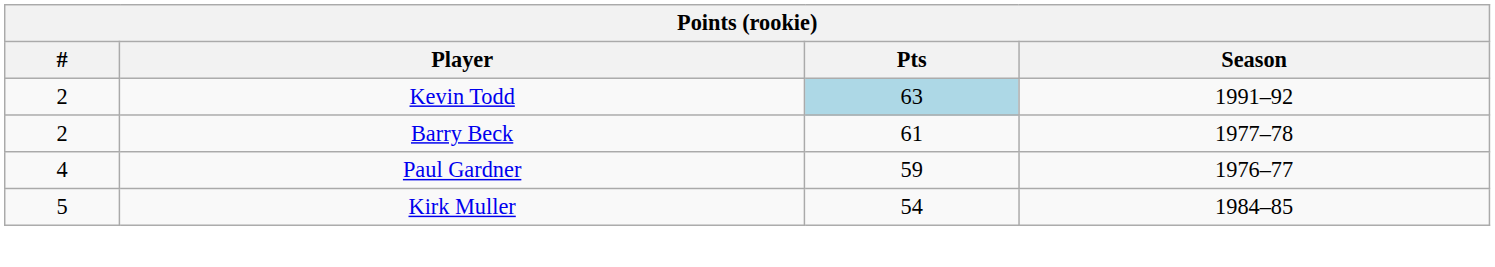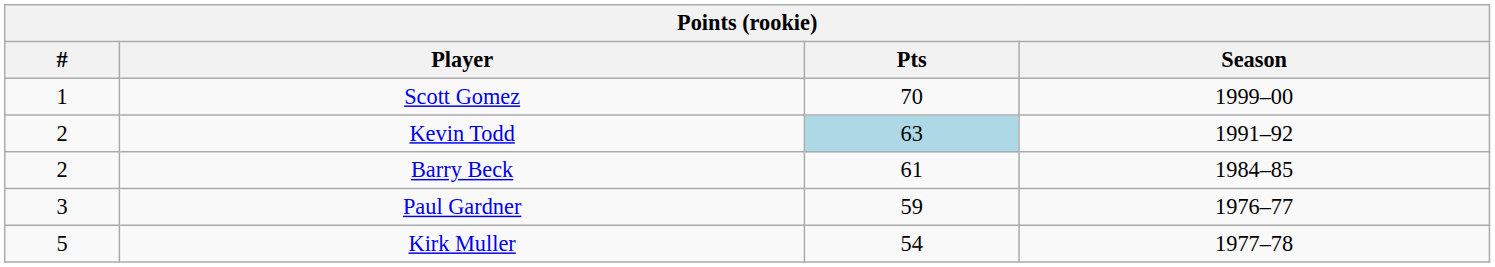+ row: (462, 96)
(1254, 133) 1977–78 -> (1254, 170) 1984–85
(62, 170) 4 -> (62, 207) 3
(1254, 207) 1984–85 -> (1254, 244) 1977–78
